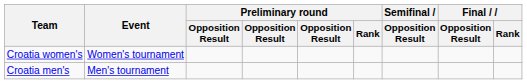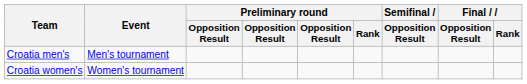rows swapped: (38, 71) <-> (45, 55)
